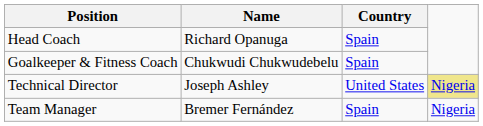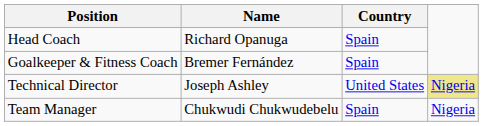(261, 62) Chukwudi Chukwudebelu -> (239, 62) Bremer Fernández
(239, 109) Bremer Fernández -> (261, 109) Chukwudi Chukwudebelu
